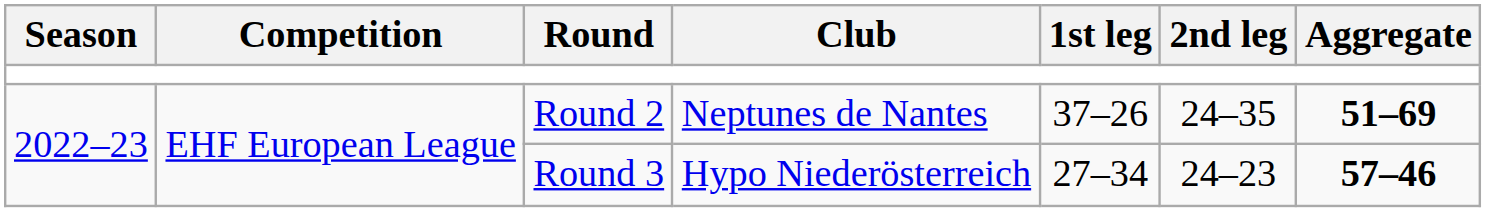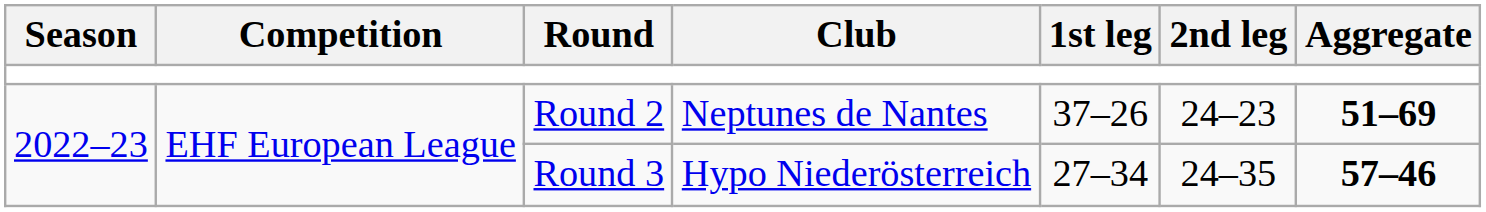(1228, 113) 24–35 -> (1228, 113) 24–23
(1228, 173) 24–23 -> (1228, 173) 24–35
